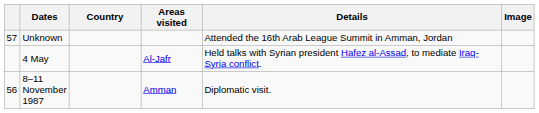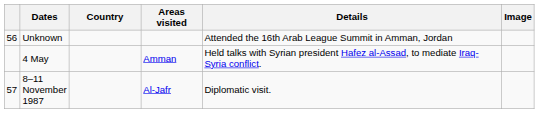(12, 38) 57 -> (12, 38) 56
(157, 58) Al-Jafr -> (160, 58) Amman
(12, 90) 56 -> (12, 90) 57
(160, 90) Amman -> (157, 90) Al-Jafr
